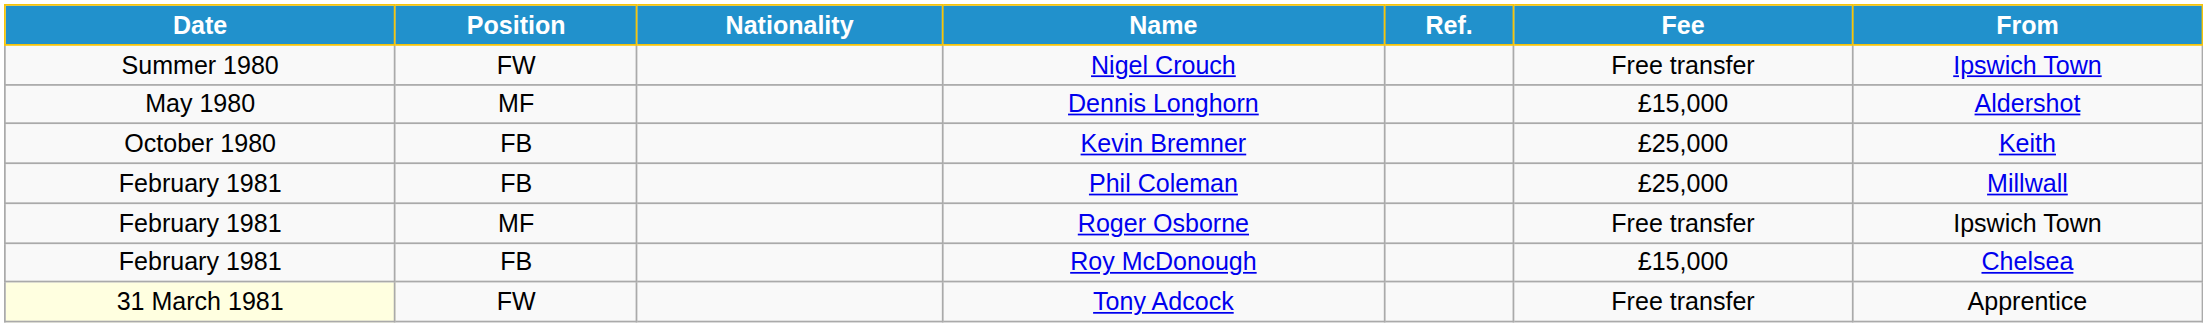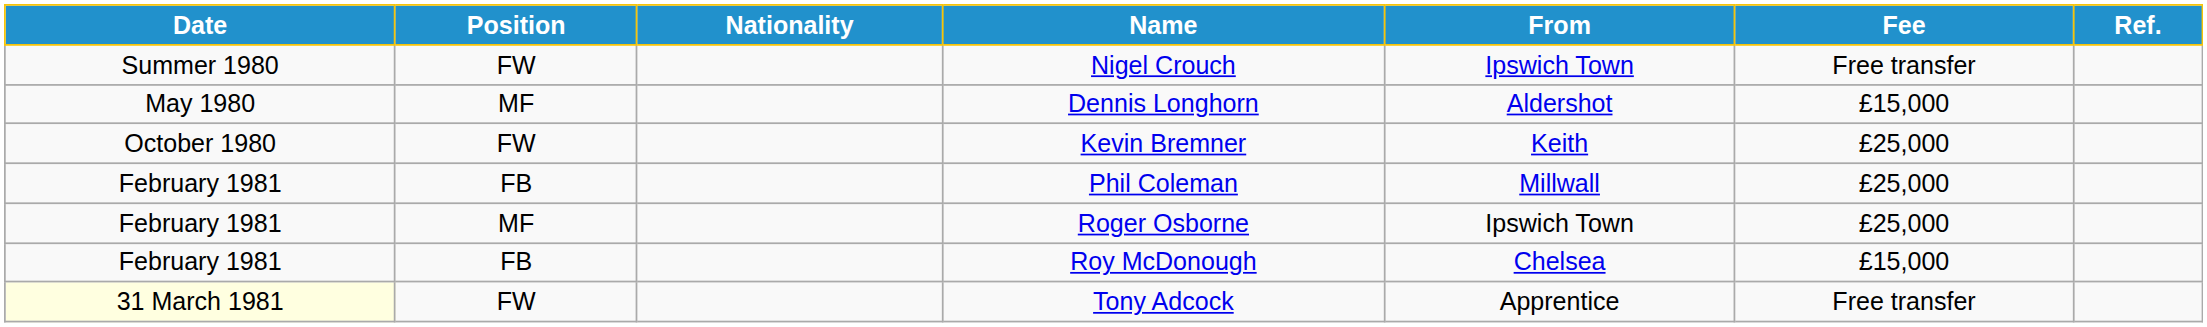columns swapped: (2027, 25) <-> (1449, 25)
(516, 144) FB -> (516, 144) FW
(1683, 223) Free transfer -> (1904, 223) £25,000
